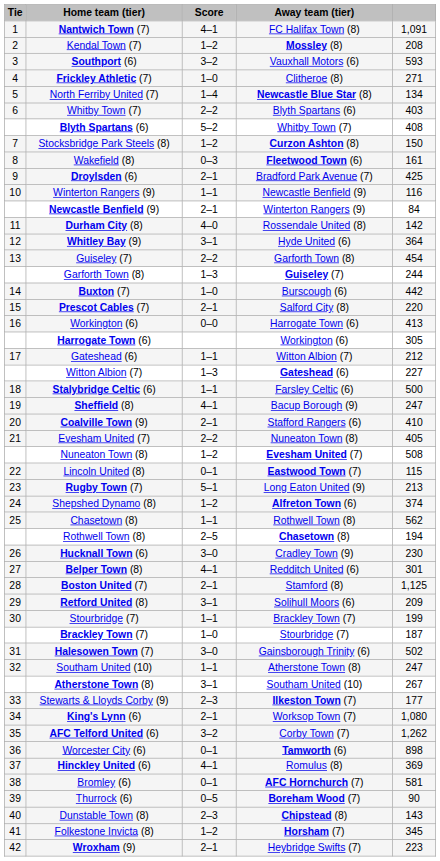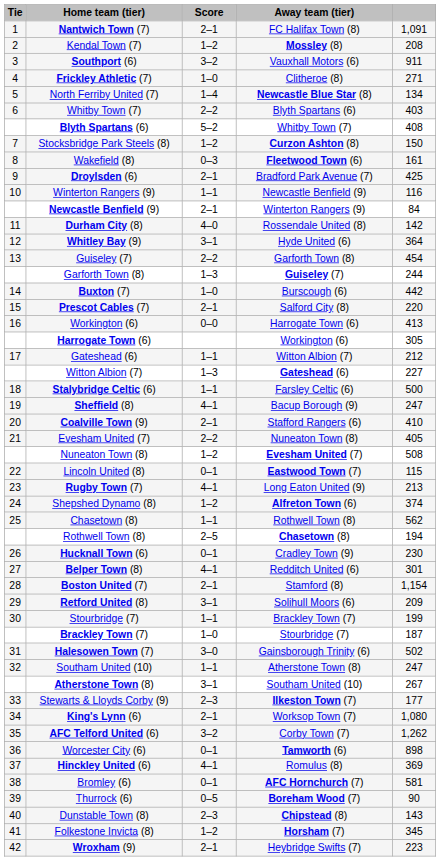(209, 29) 4–1 -> (209, 29) 2–1
(414, 62) 593 -> (414, 62) 911
(209, 488) 5–1 -> (209, 488) 4–1
(209, 553) 3–0 -> (209, 553) 0–1
(414, 586) 1,125 -> (414, 586) 1,154
